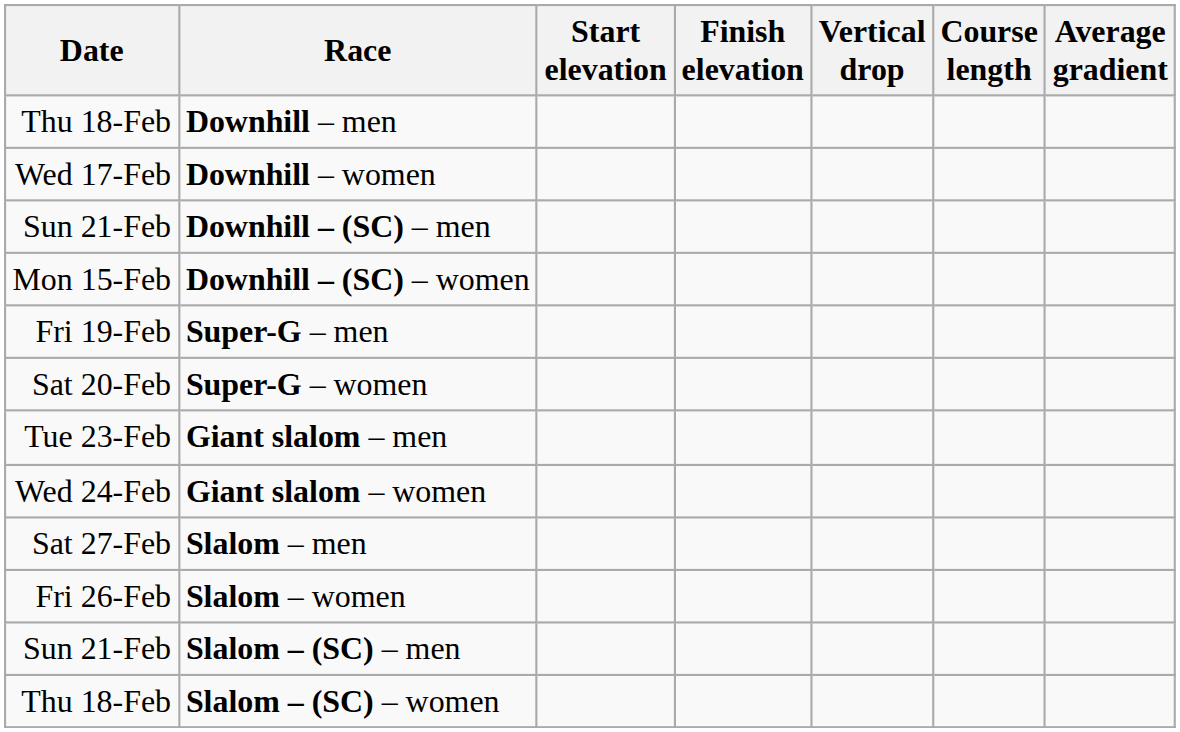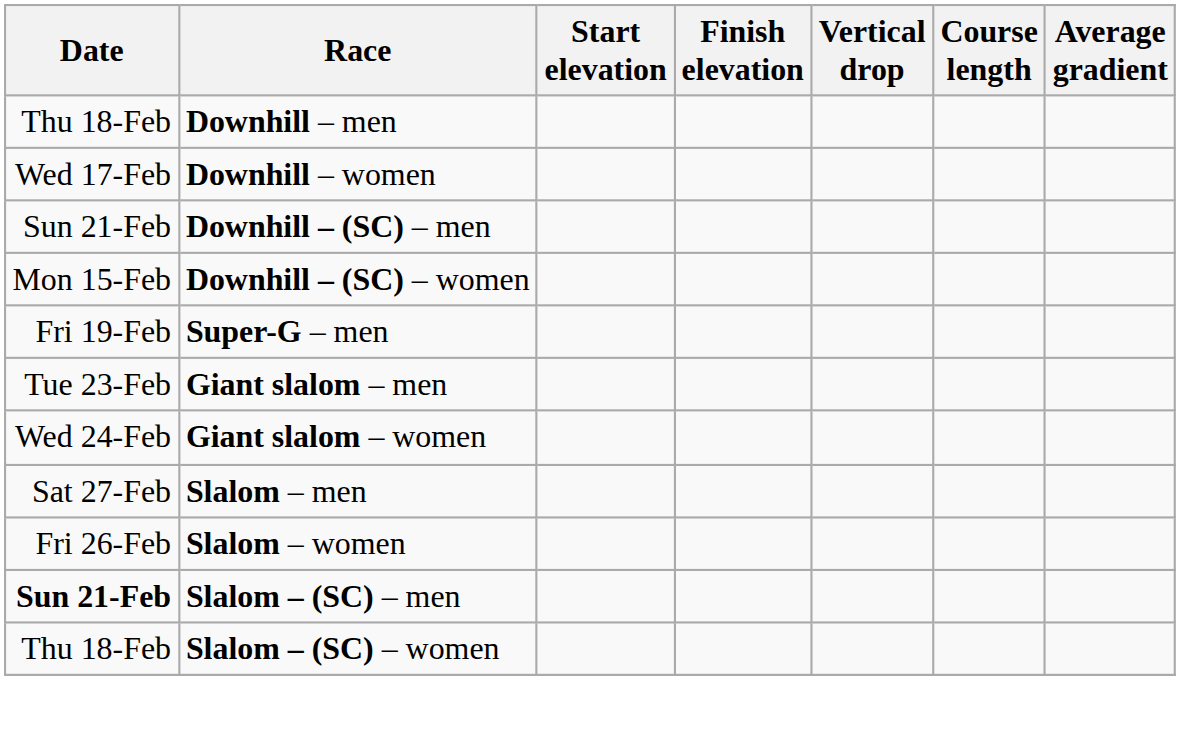- row: (307, 384)
(97, 647) normal -> (93, 595) bold
